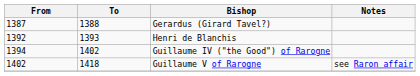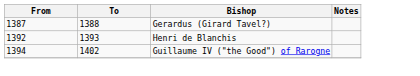- row: (207, 64)
